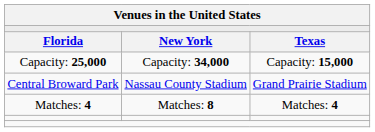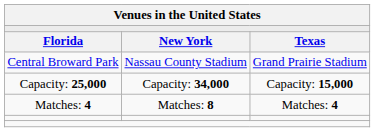rows swapped: (63, 83) <-> (63, 63)
